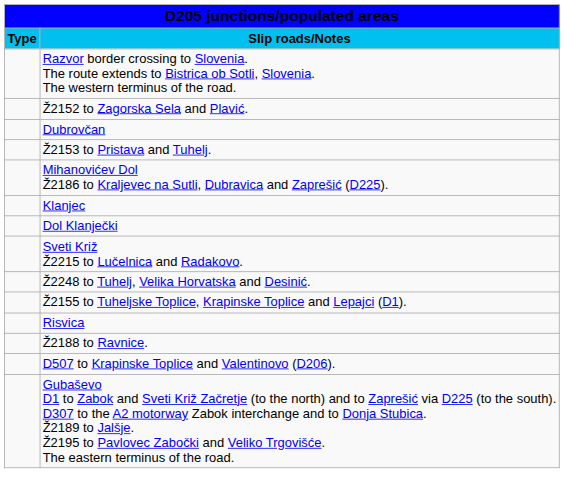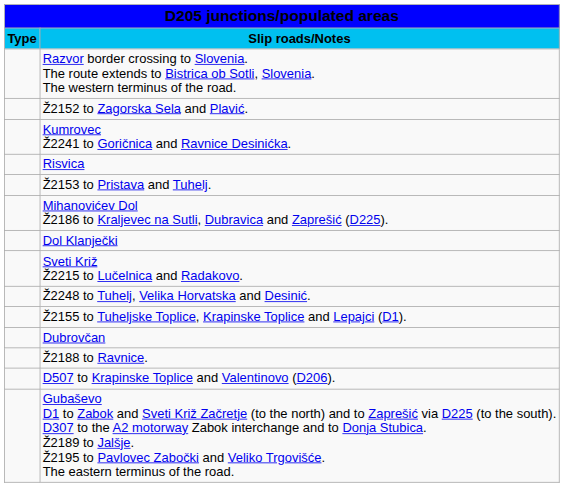+ row: (167, 136)
rows swapped: (64, 322) <-> (74, 129)
- row: (64, 205)
